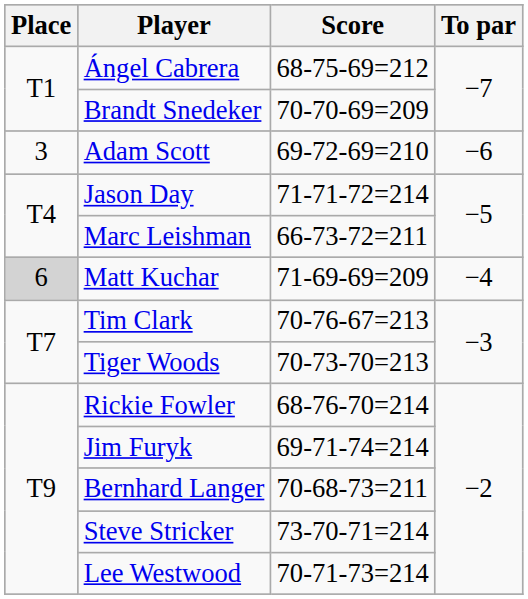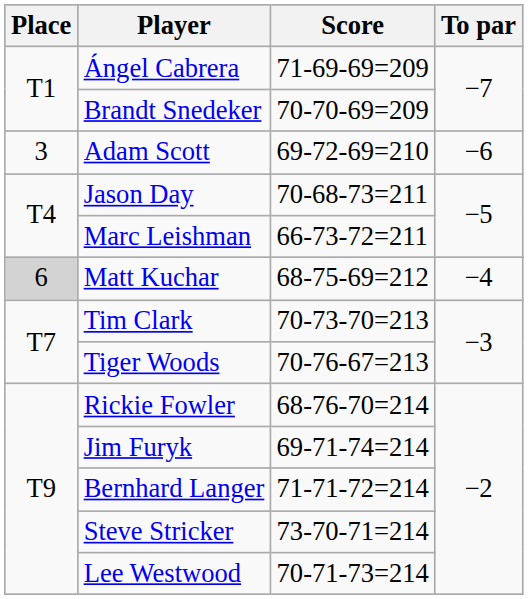(353, 67) 68-75-69=212 -> (353, 67) 71-69-69=209
(353, 194) 71-71-72=214 -> (352, 194) 70-68-73=211
(353, 278) 71-69-69=209 -> (353, 278) 68-75-69=212
(353, 320) 70-76-67=213 -> (353, 320) 70-73-70=213
(353, 362) 70-73-70=213 -> (353, 362) 70-76-67=213
(352, 488) 70-68-73=211 -> (353, 488) 71-71-72=214
